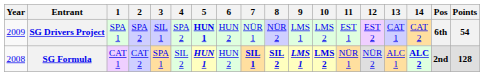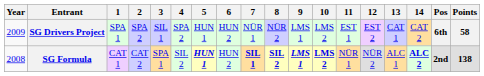(204, 32) bold -> (204, 32) normal
(465, 32) 54 -> (465, 32) 58
(465, 58) 128 -> (465, 58) 138
